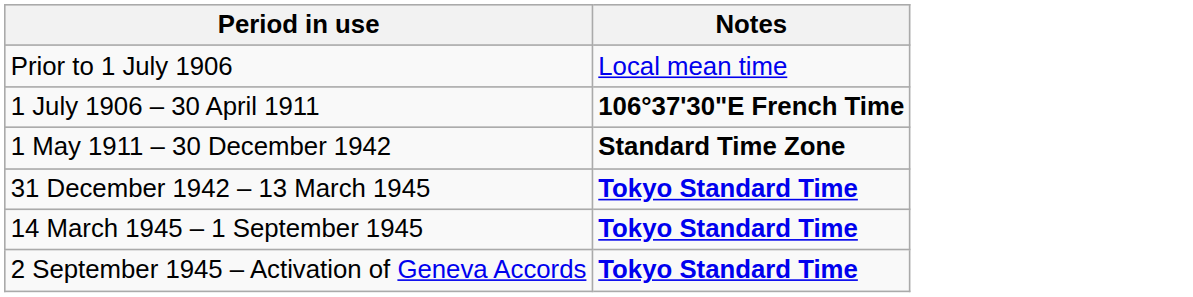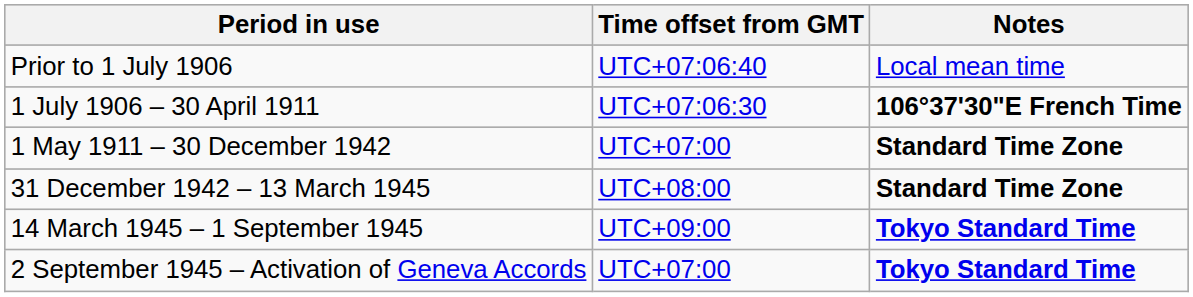+ column: (731, 24)
(728, 188) Tokyo Standard Time -> (999, 188) Standard Time Zone
